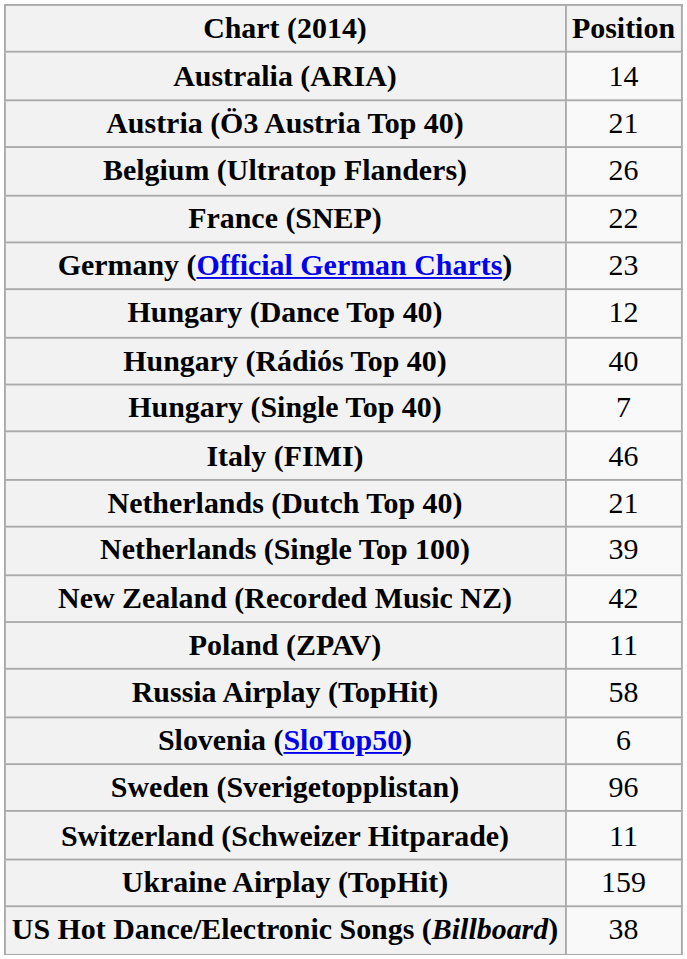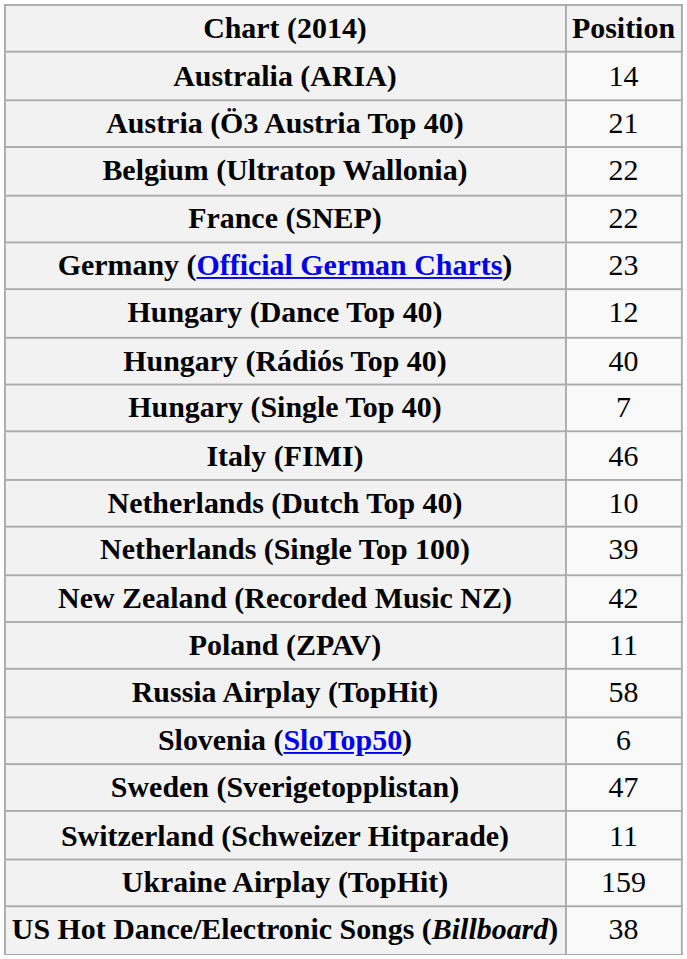- row: (285, 170)
+ row: (285, 170)
(623, 502) 21 -> (623, 502) 10
(623, 787) 96 -> (623, 787) 47
